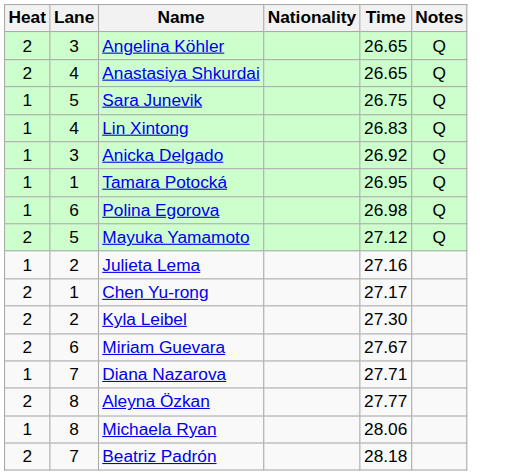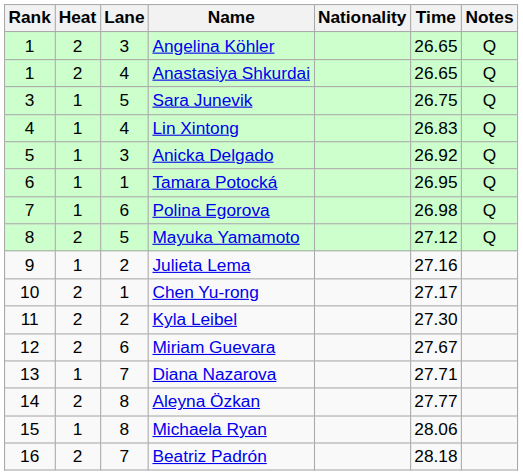+ column: (30, 18)
